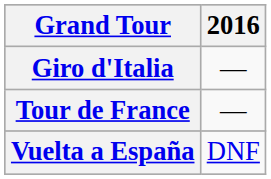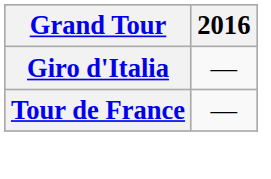- row: (103, 151)
